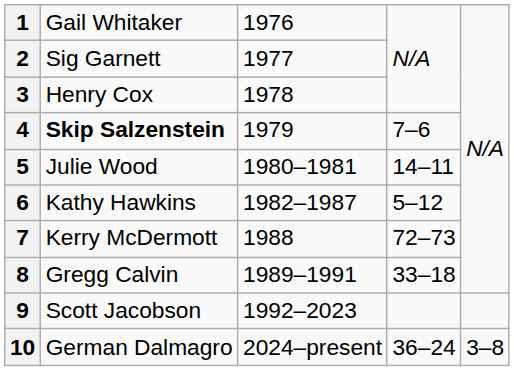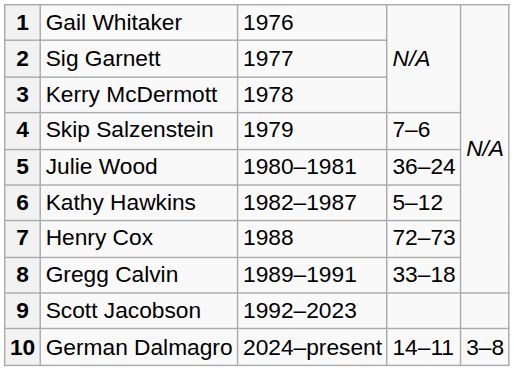(99, 94) Henry Cox -> (132, 94) Kerry McDermott
(135, 130) bold -> (130, 130) normal
(423, 166) 14–11 -> (424, 166) 36–24
(132, 238) Kerry McDermott -> (99, 238) Henry Cox
(424, 346) 36–24 -> (423, 346) 14–11
